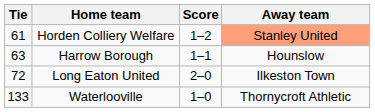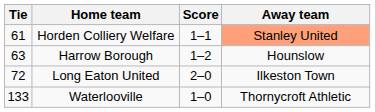(201, 35) 1–2 -> (201, 35) 1–1
(201, 55) 1–1 -> (201, 55) 1–2
